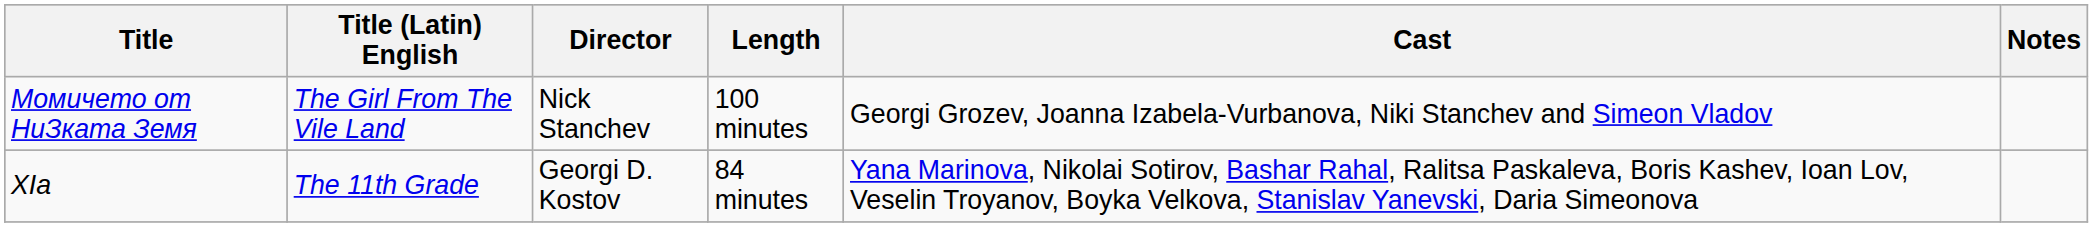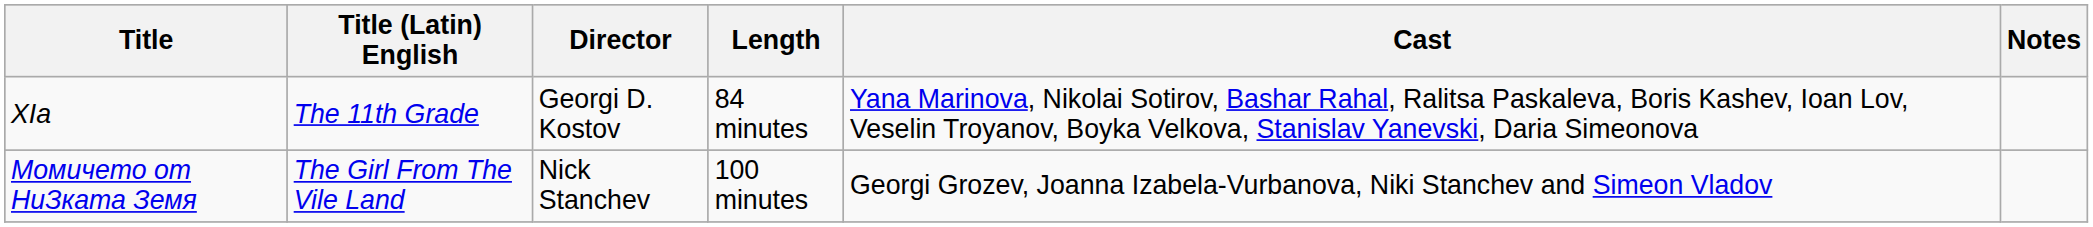rows swapped: (31, 185) <-> (104, 113)
